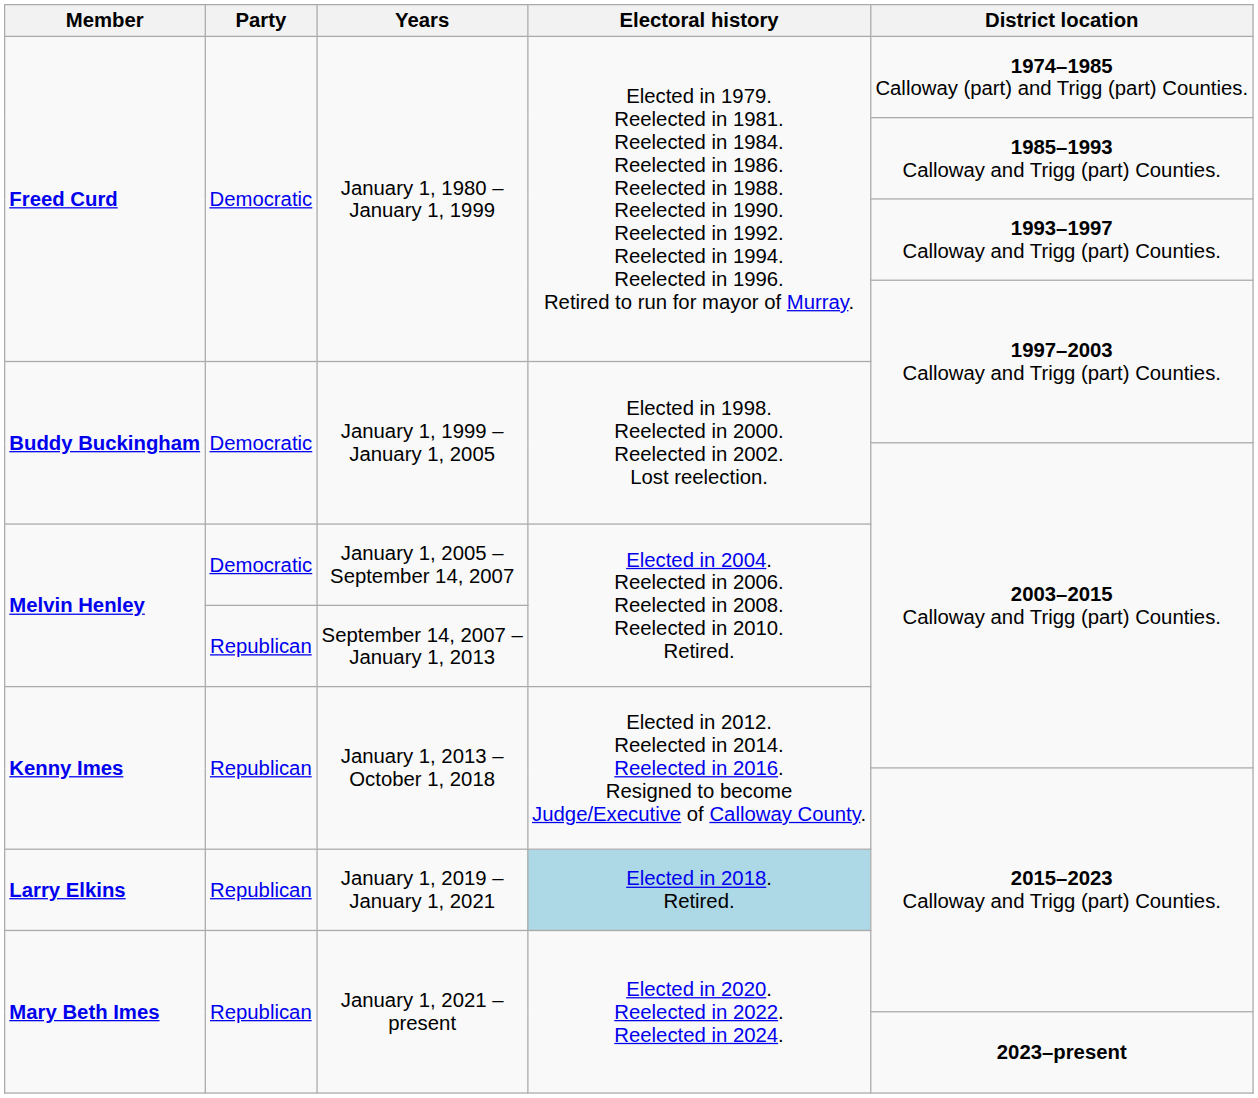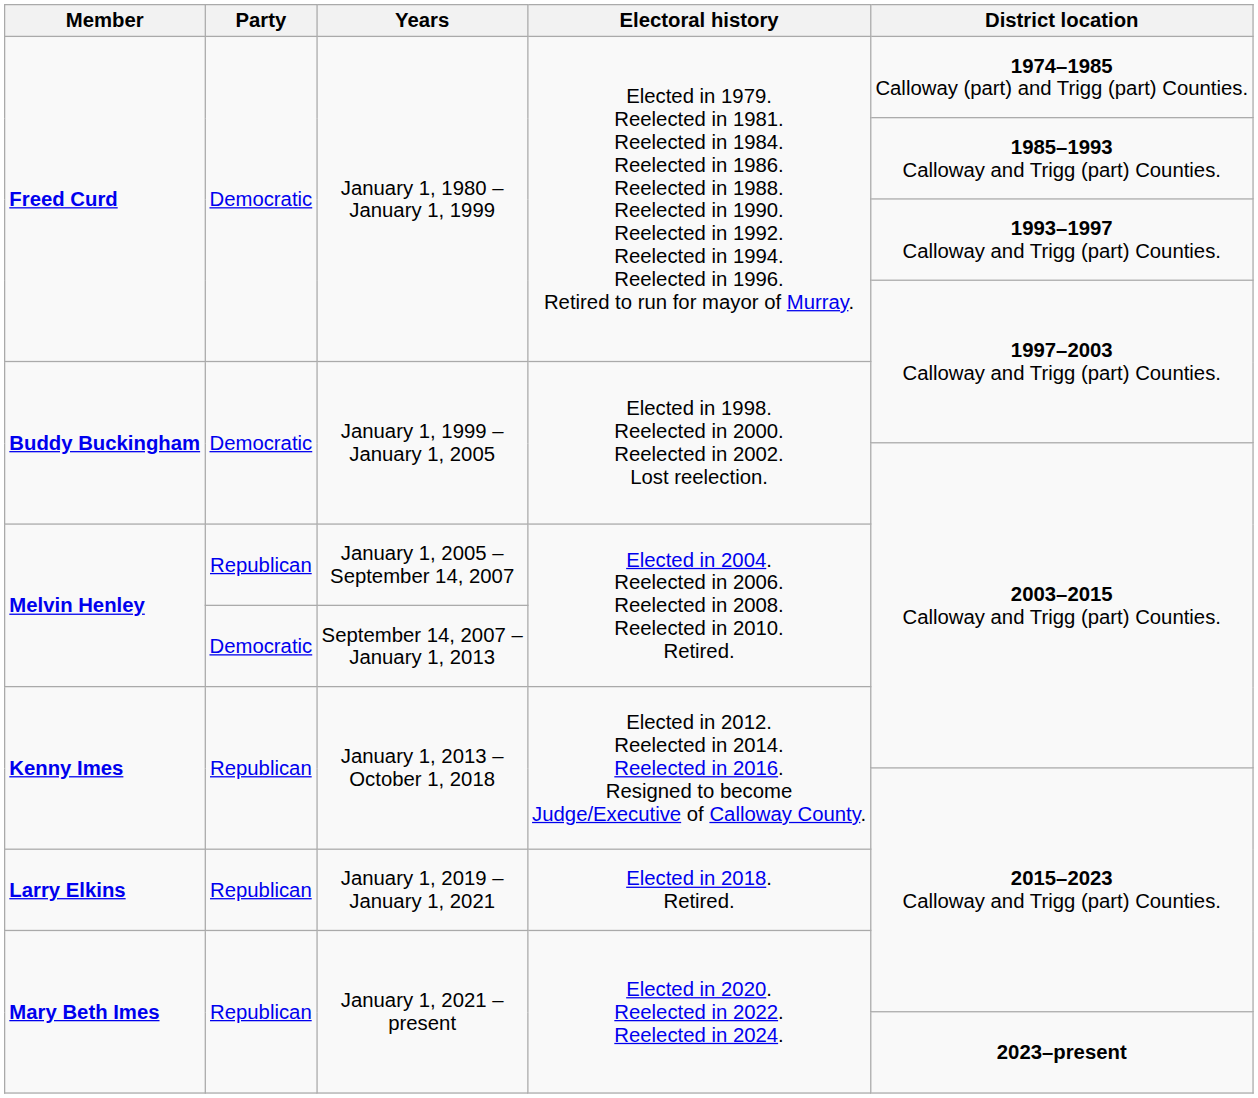(261, 565) Democratic -> (261, 565) Republican
(261, 646) Republican -> (261, 646) Democratic
(699, 890) lightblue background -> (699, 890) no background
